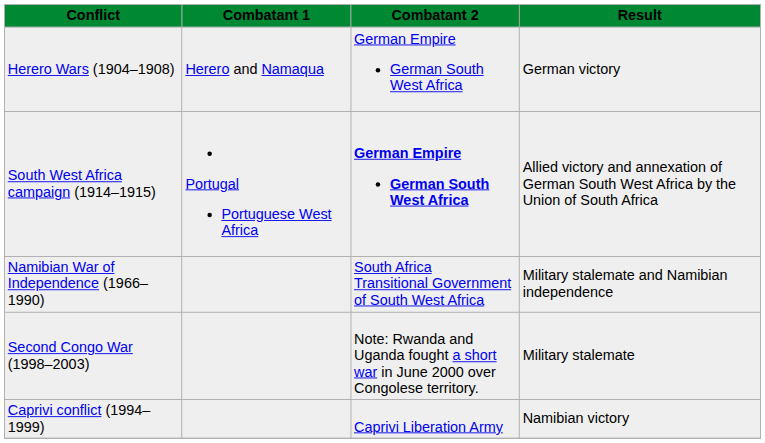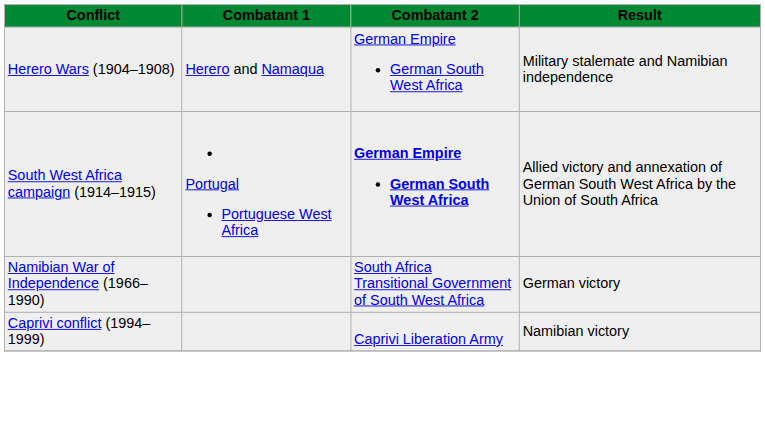(571, 69) German victory -> (625, 69) Military stalemate and Namibian independence
(625, 284) Military stalemate and Namibian independence -> (571, 284) German victory
- row: (70, 355)
